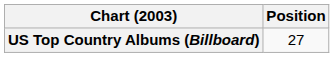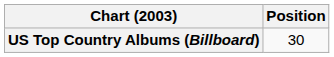(296, 40) 27 -> (296, 40) 30
